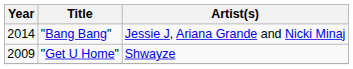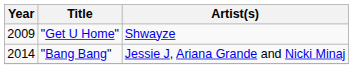rows swapped: (80, 53) <-> (76, 34)
